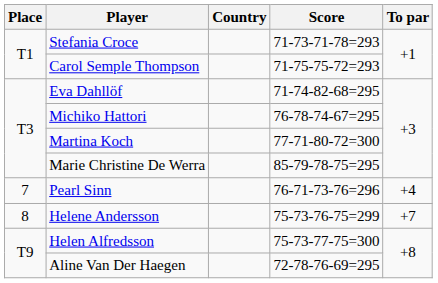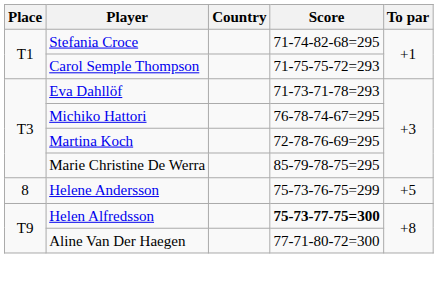(327, 41) 71-73-71-78=293 -> (327, 41) 71-74-82-68=295
(327, 91) 71-74-82-68=295 -> (327, 91) 71-73-71-78=293
(327, 141) 77-71-80-72=300 -> (327, 141) 72-78-76-69=295
- row: (80, 190)
(408, 215) +7 -> (408, 190) +5
(327, 240) normal -> (327, 215) bold
(327, 265) 72-78-76-69=295 -> (327, 240) 77-71-80-72=300
